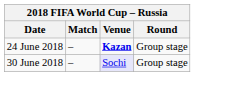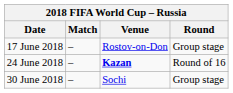+ row: (35, 46)
(162, 46) Group stage -> (199, 63) Round of 16
(114, 63) lavender background -> (114, 79) no background
